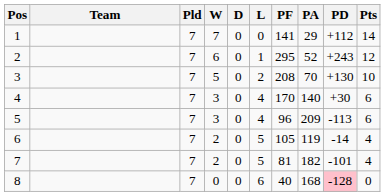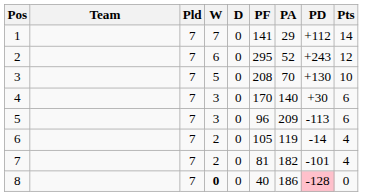- column: (261, 14)
(216, 181) normal -> (216, 181) bold
(311, 181) 168 -> (288, 181) 186
